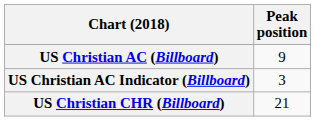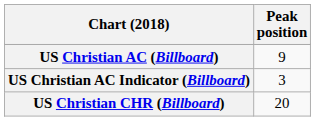(282, 103) 21 -> (282, 103) 20
